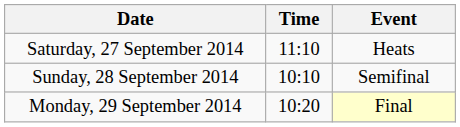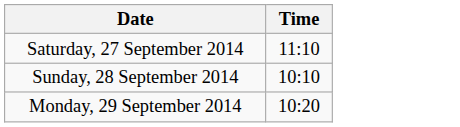- column: (394, 19)
